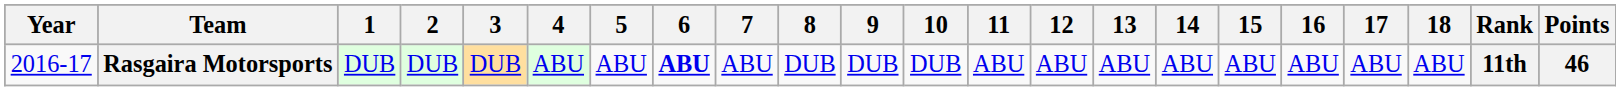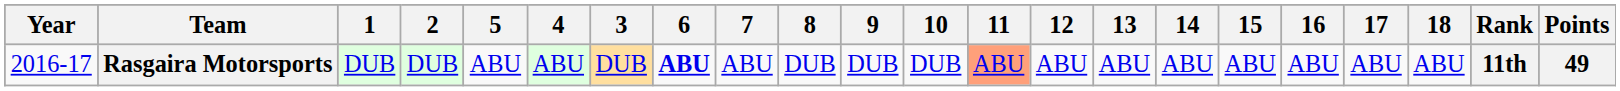columns swapped: (495, 24) <-> (621, 24)
(999, 64) no background -> (999, 64) lightsalmon background
(1577, 64) 46 -> (1577, 64) 49
